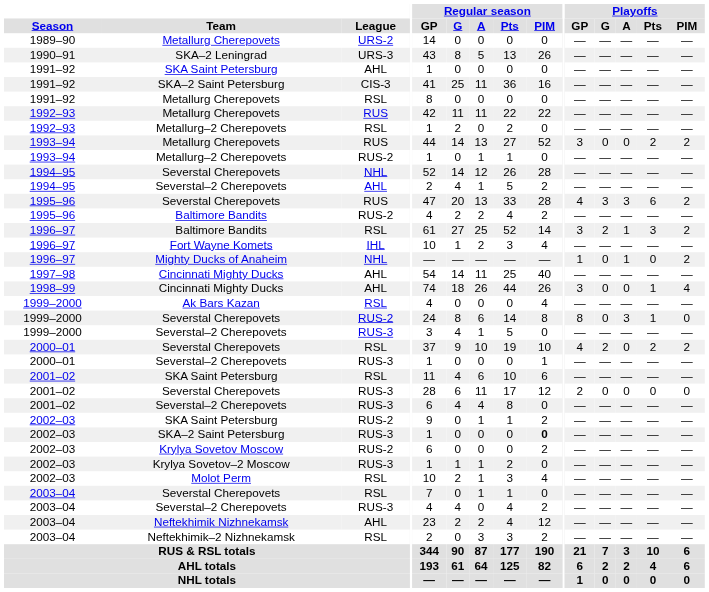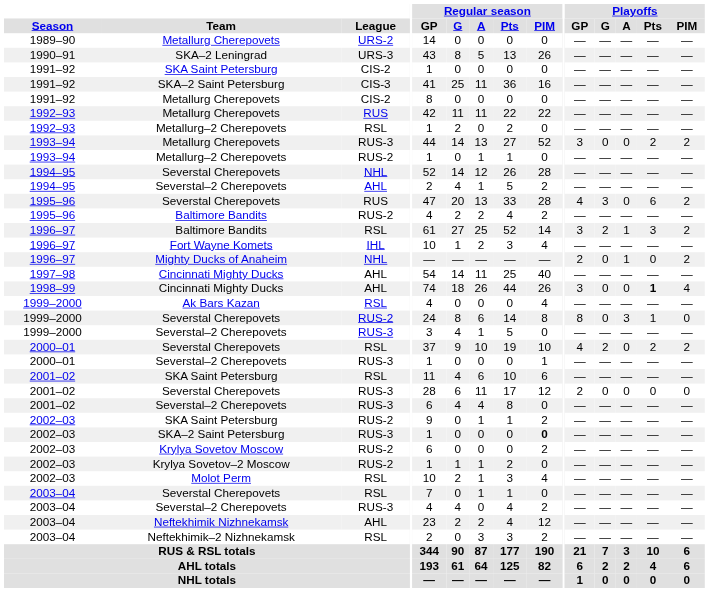(376, 69) AHL -> (376, 69) CIS-2
(376, 99) RSL -> (376, 99) CIS-2
(376, 142) RUS -> (376, 142) RUS-3
(626, 201) 3 -> (626, 201) 0
(580, 259) 1 -> (580, 259) 2
(653, 288) normal -> (653, 288) bold
(376, 464) RUS-3 -> (376, 464) RUS-2
